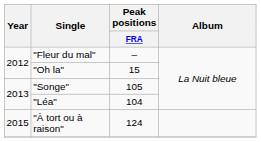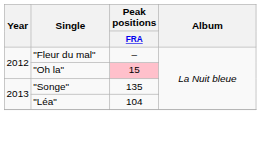(134, 70) no background -> (134, 70) pink background
(134, 86) 105 -> (134, 86) 135
- row: (58, 123)
